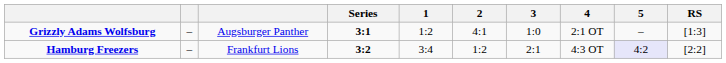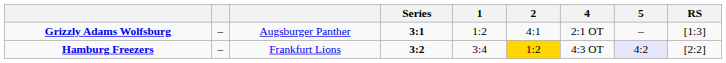- column: (533, 13)
(480, 49) no background -> (533, 49) gold background
